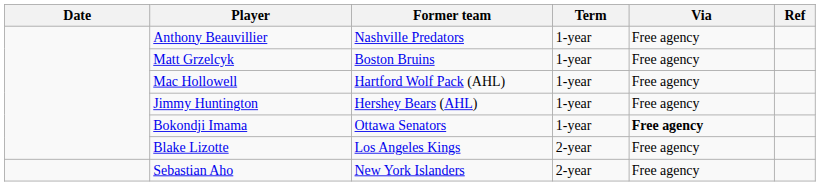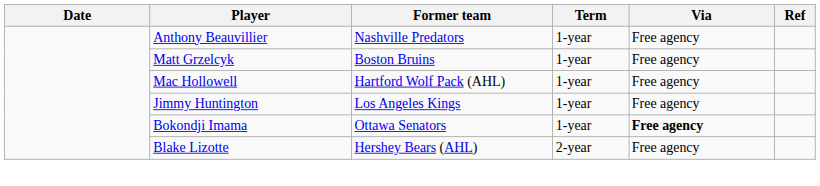(416, 103) Hershey Bears (AHL) -> (408, 103) Los Angeles Kings
(408, 147) Los Angeles Kings -> (416, 147) Hershey Bears (AHL)
- row: (193, 170)
